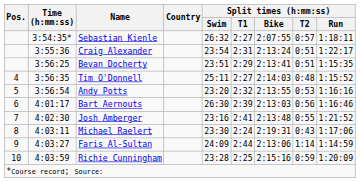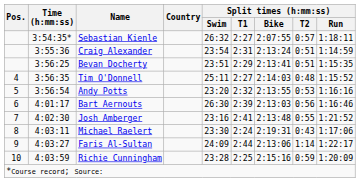(336, 51) 1:22:17 -> (336, 51) 1:14:59
(336, 144) 1:14:59 -> (336, 144) 1:22:17
